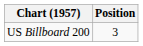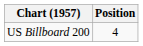(115, 32) 3 -> (115, 32) 4
